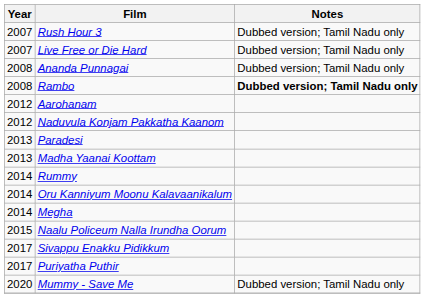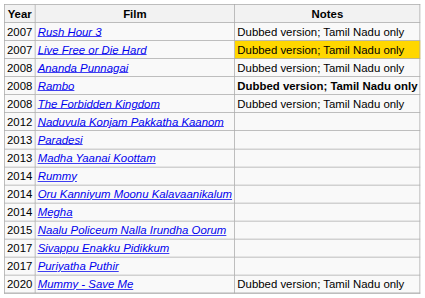(321, 50) no background -> (321, 50) gold background
+ row: (99, 104)
- row: (67, 104)
